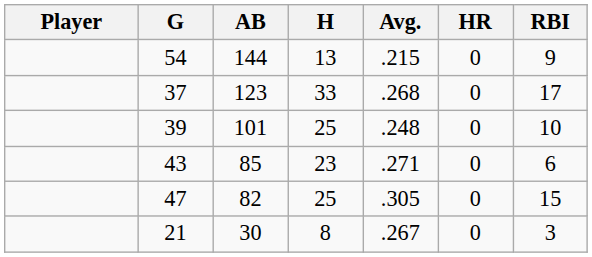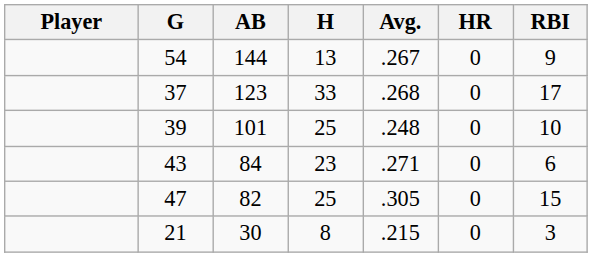(400, 57) .215 -> (400, 57) .267
(250, 163) 85 -> (250, 163) 84
(400, 233) .267 -> (400, 233) .215
